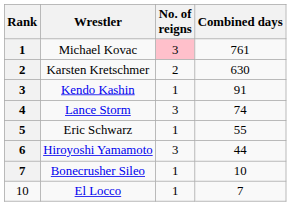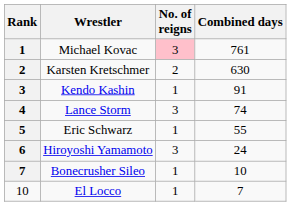(240, 150) 44 -> (240, 150) 24
